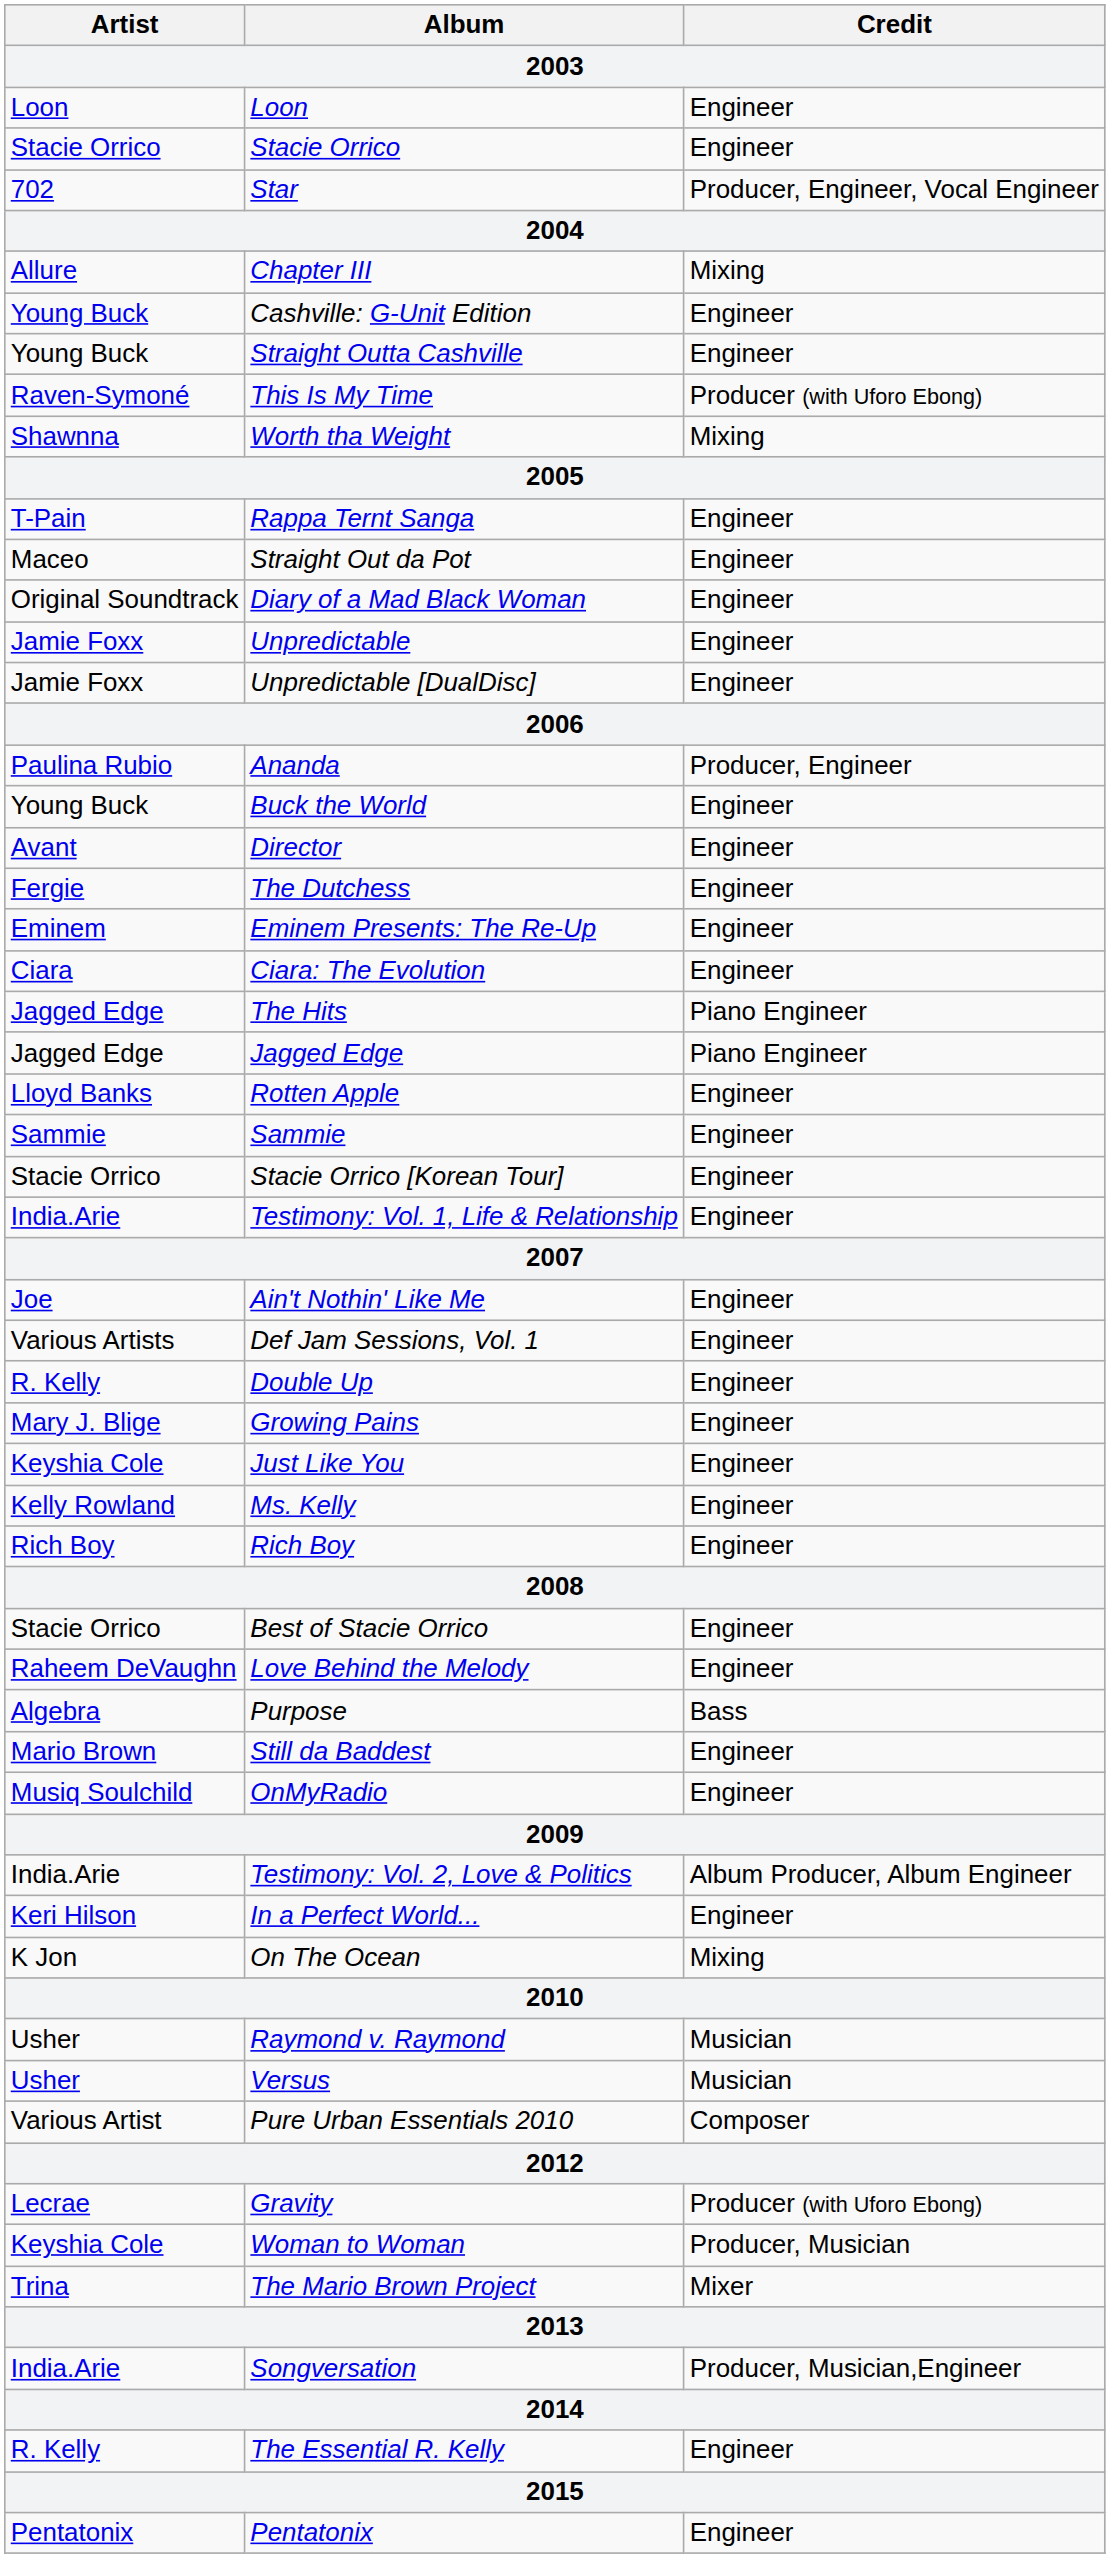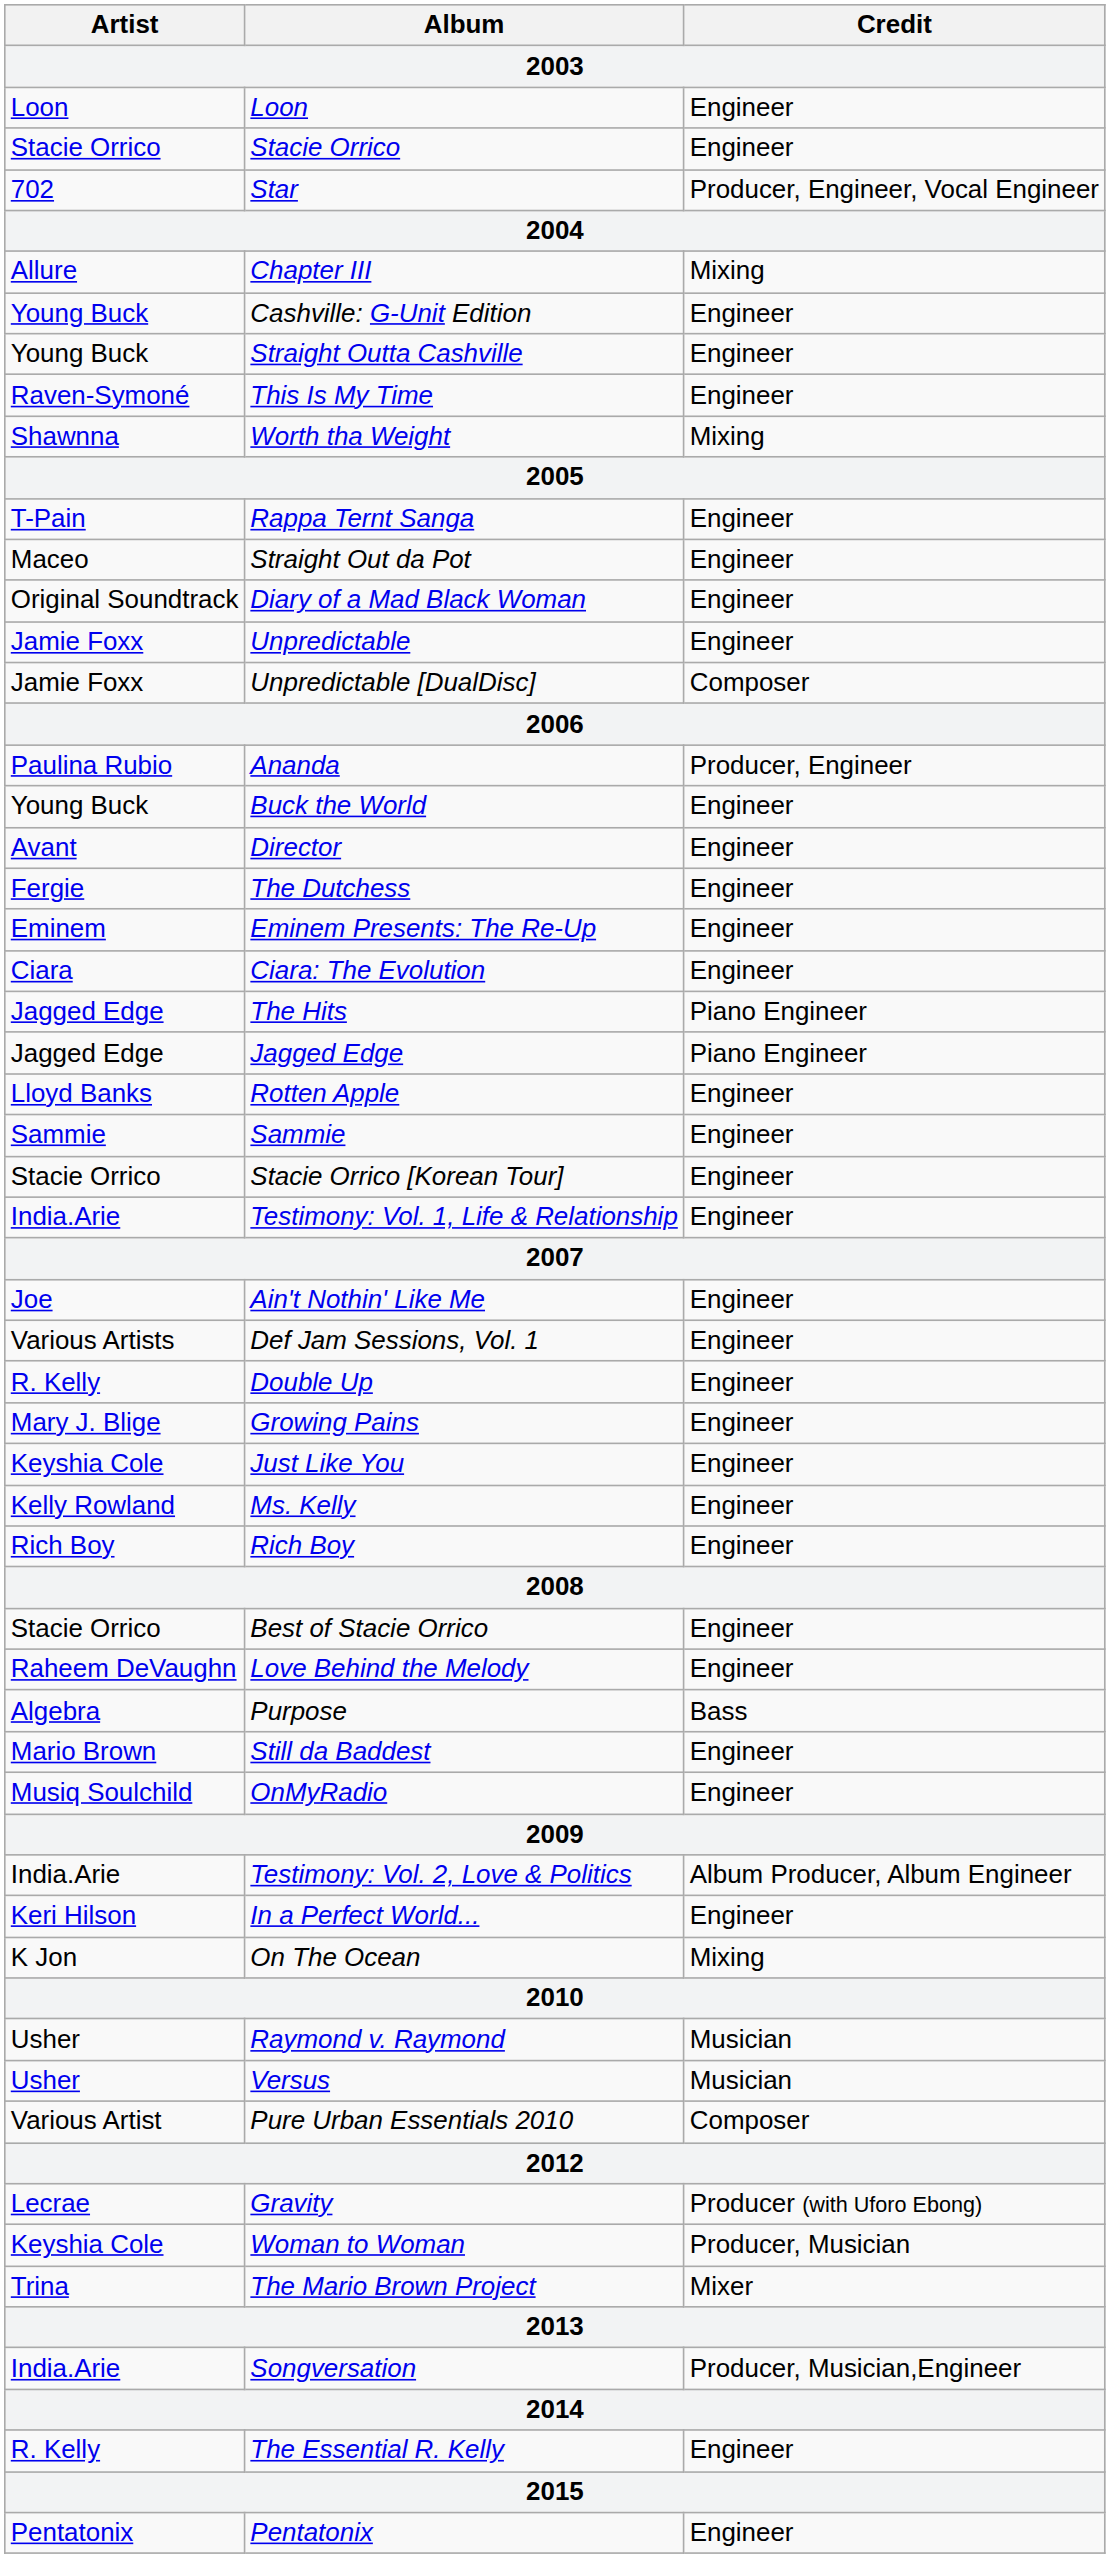(836, 395) Producer (with Uforo Ebong) -> (742, 395) Engineer
(742, 682) Engineer -> (750, 682) Composer
